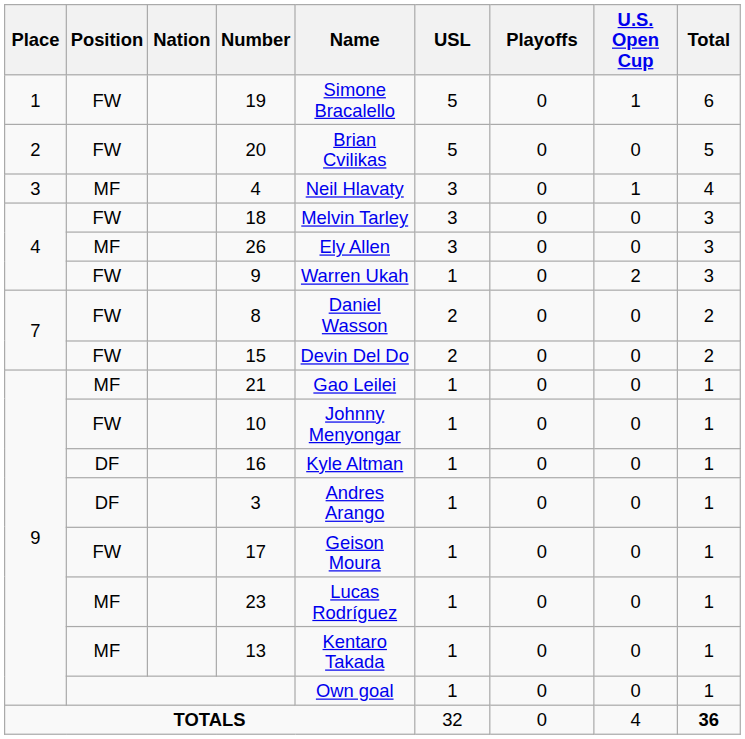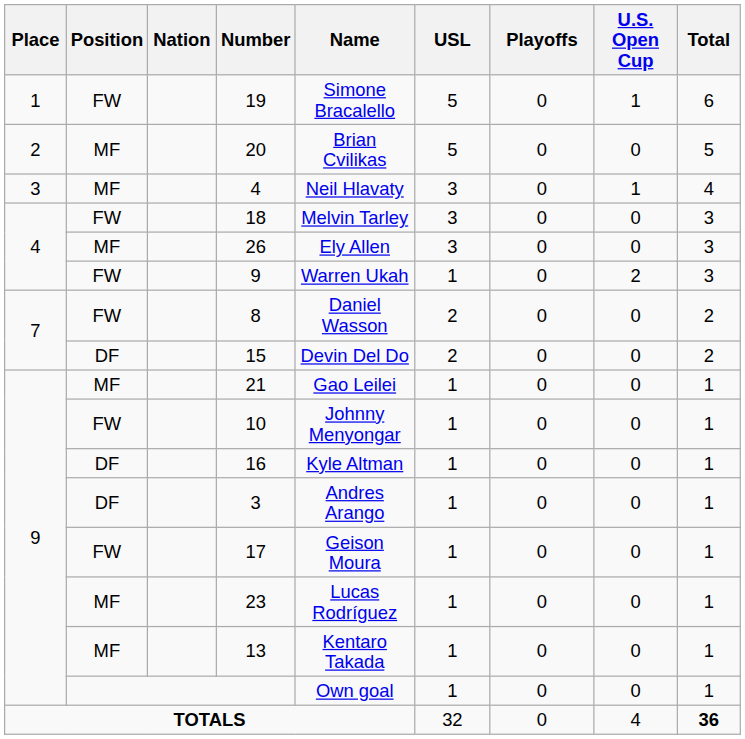(107, 150) FW -> (107, 150) MF
(107, 355) FW -> (107, 355) DF
